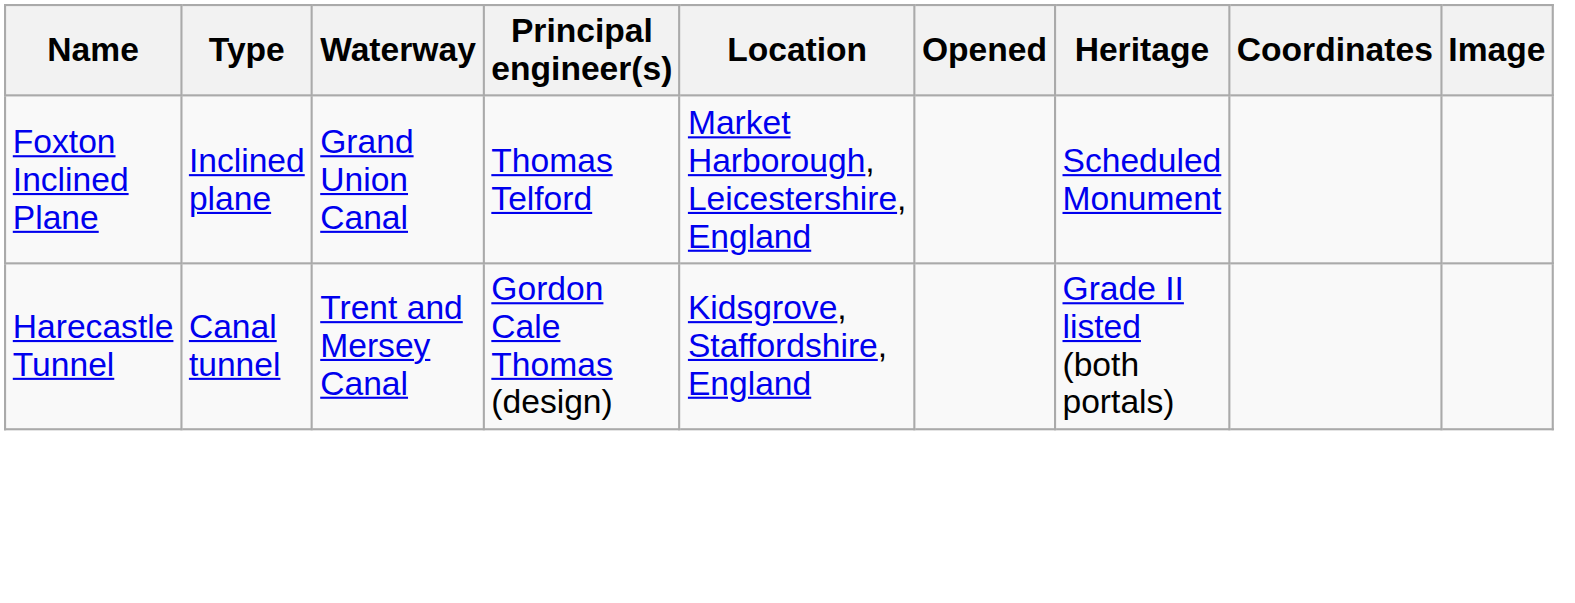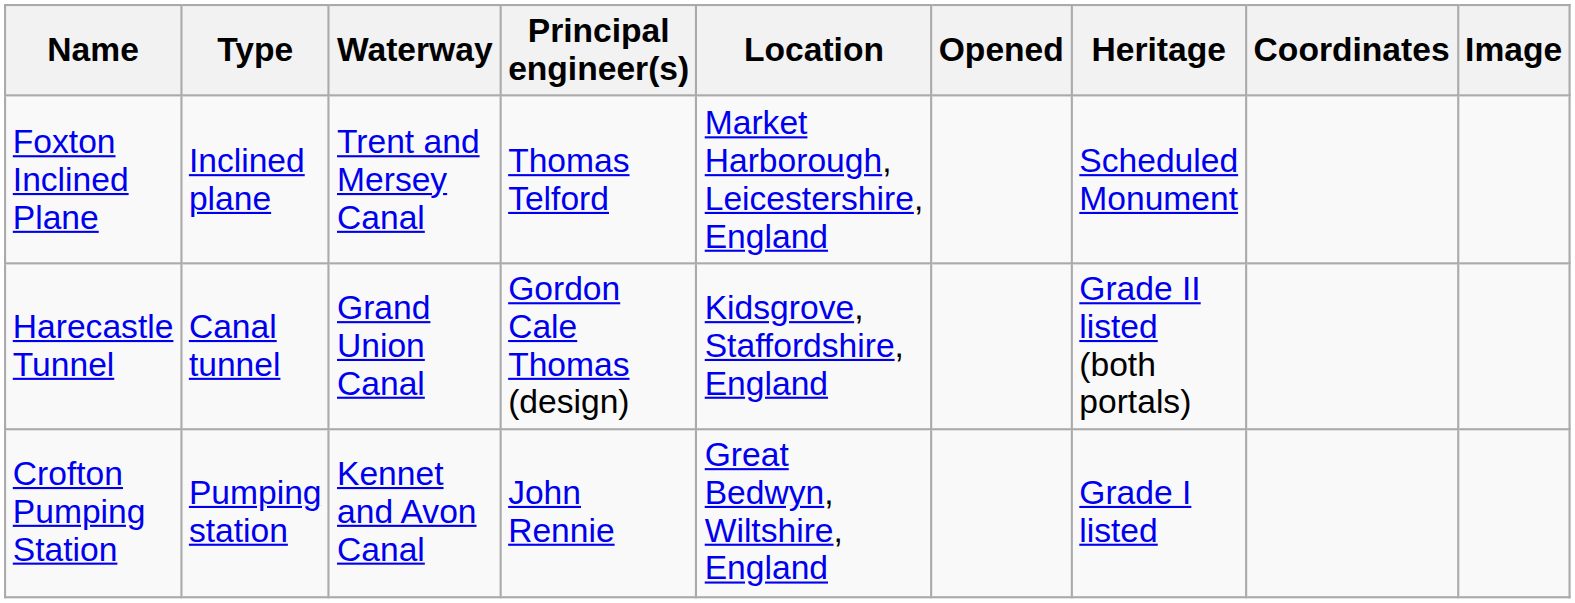(367, 178) Grand Union Canal -> (408, 178) Trent and Mersey Canal
(391, 345) Trent and Mersey Canal -> (384, 345) Grand Union Canal
+ row: (79, 512)
